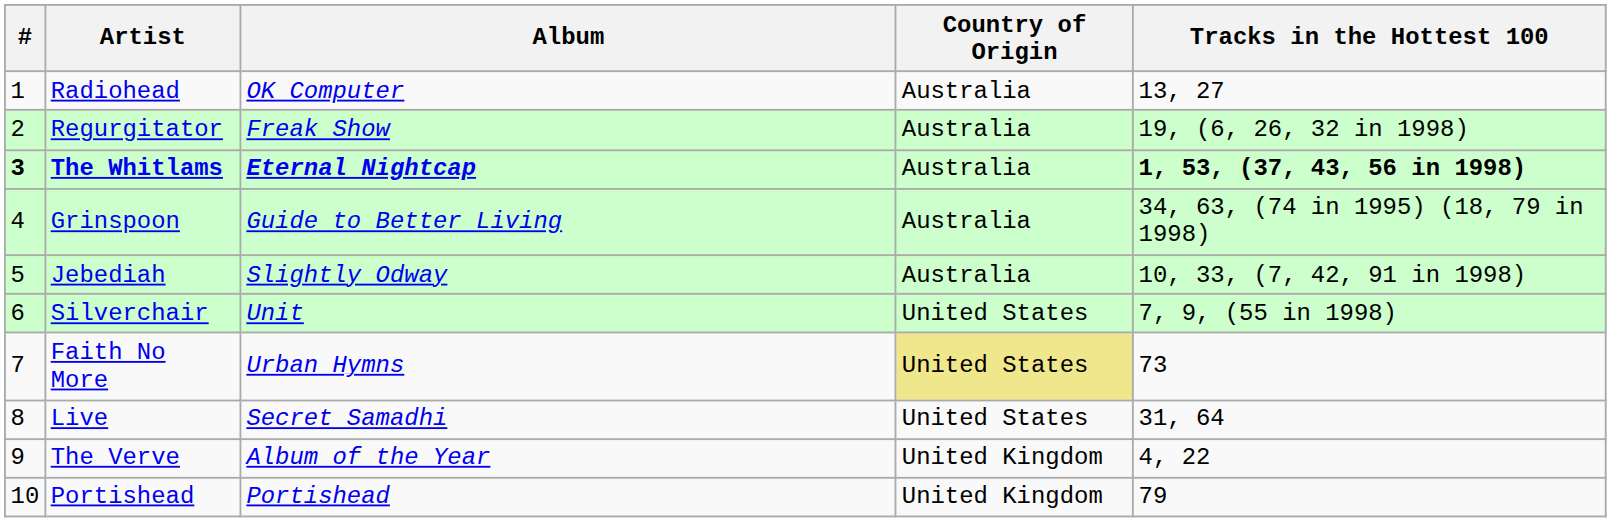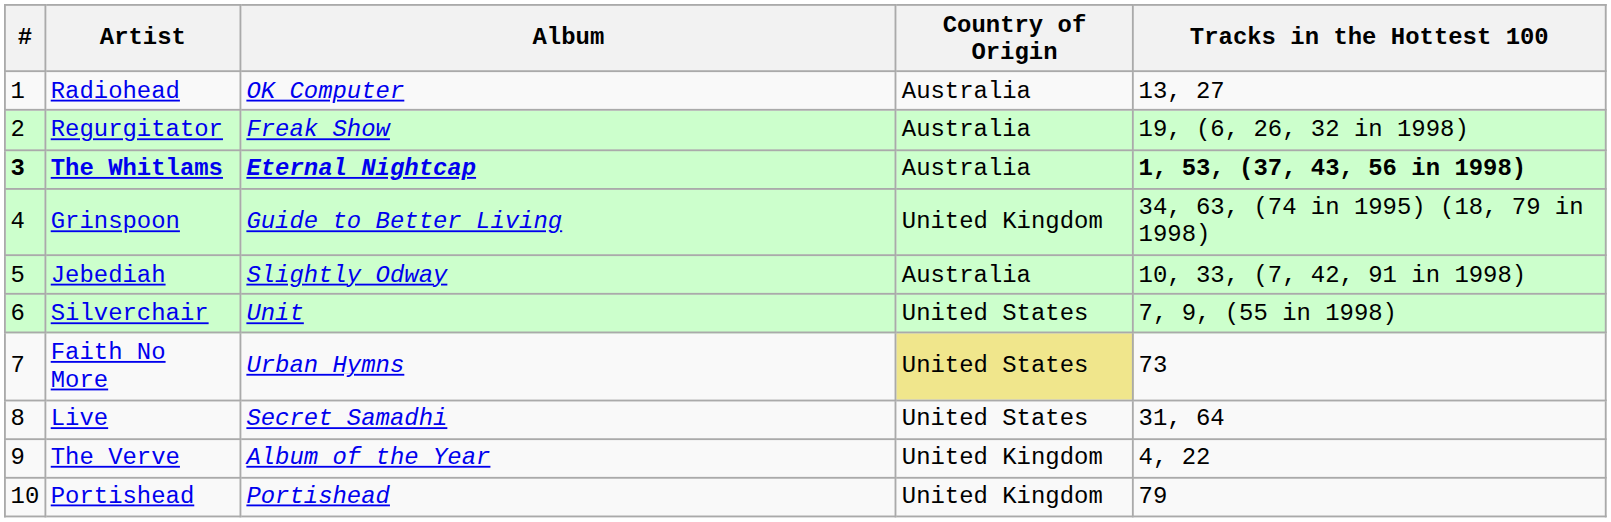(966, 222) Australia -> (1002, 222) United Kingdom
